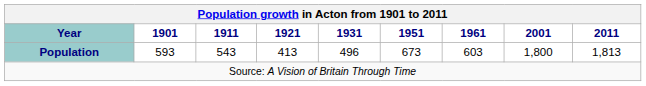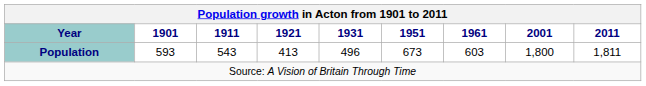(607, 52) 1,813 -> (607, 52) 1,811
